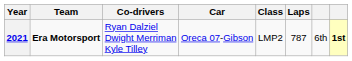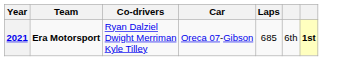- column: (270, 12)
(299, 38) 787 -> (269, 38) 685
